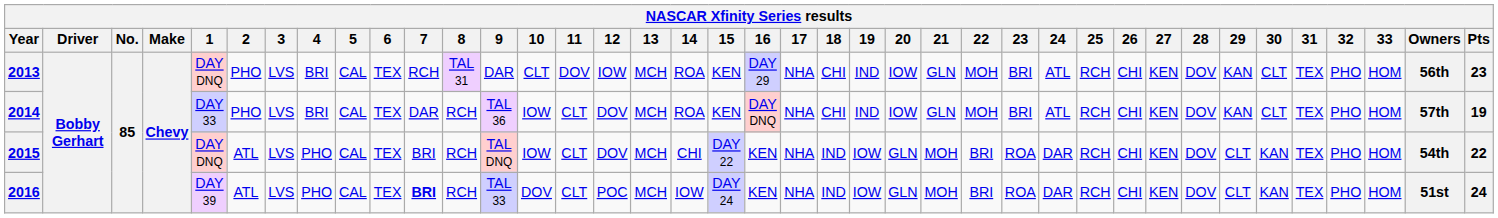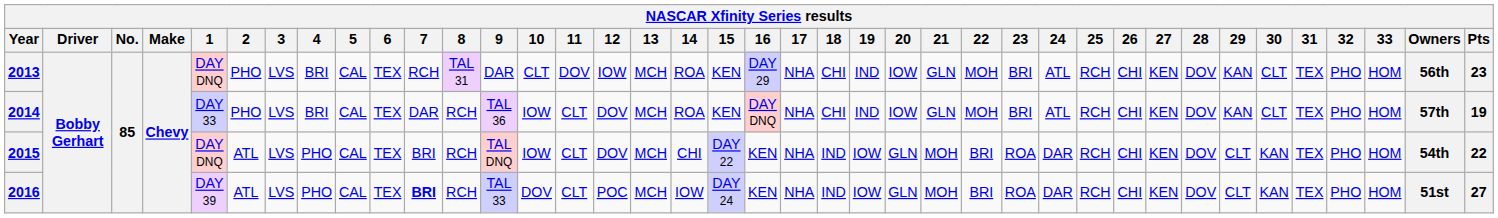(1479, 192) 24 -> (1479, 192) 27
